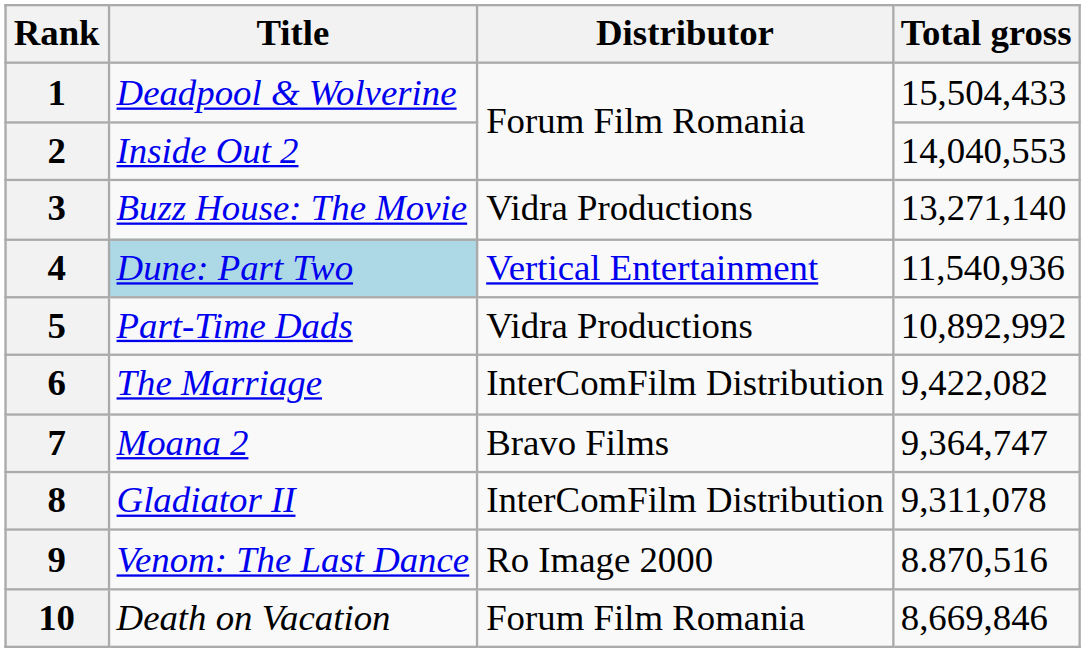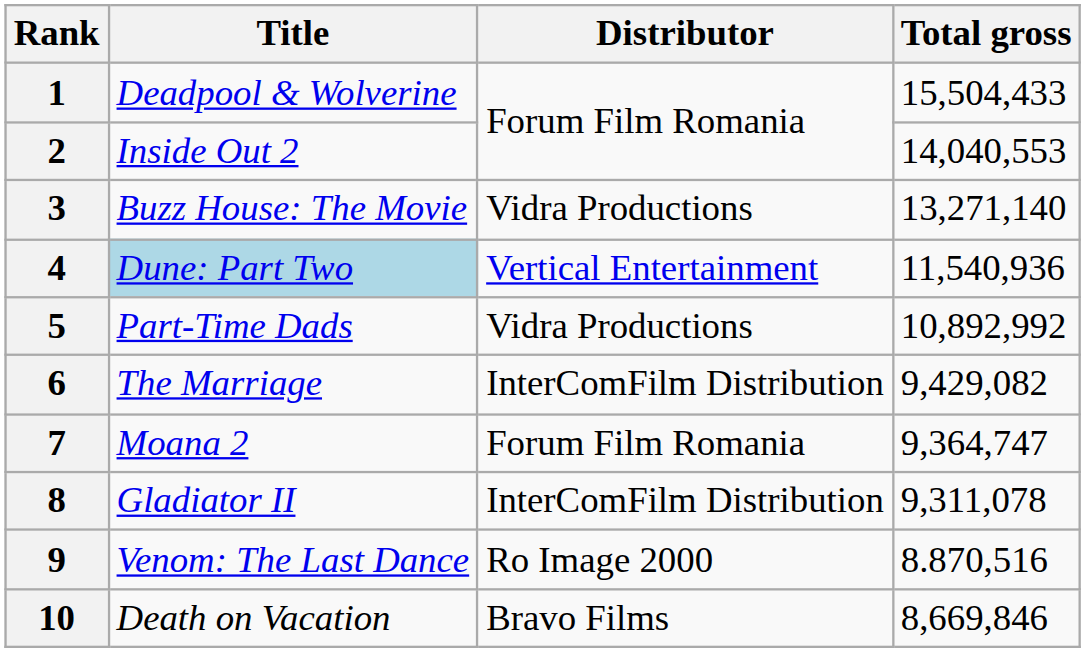(974, 383) 9,422,082 -> (974, 383) 9,429,082
(578, 442) Bravo Films -> (646, 442) Forum Film Romania
(646, 617) Forum Film Romania -> (578, 617) Bravo Films
